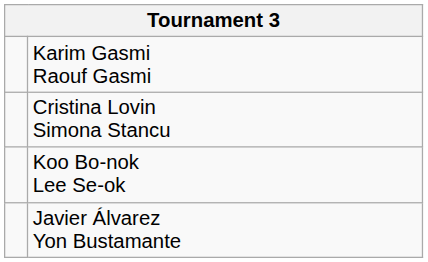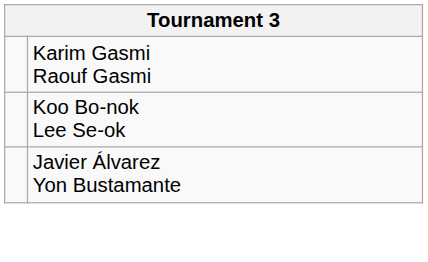- row: (102, 119)
